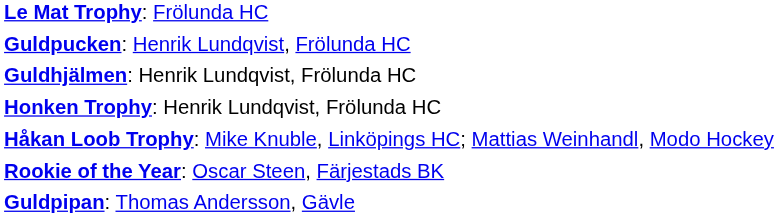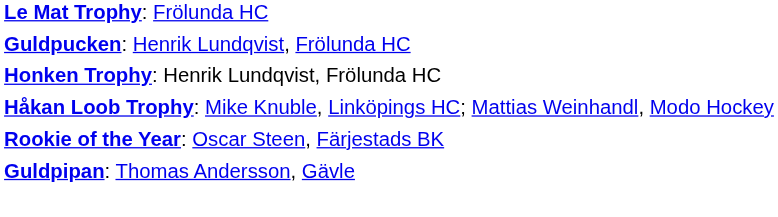- row: (210, 75)
